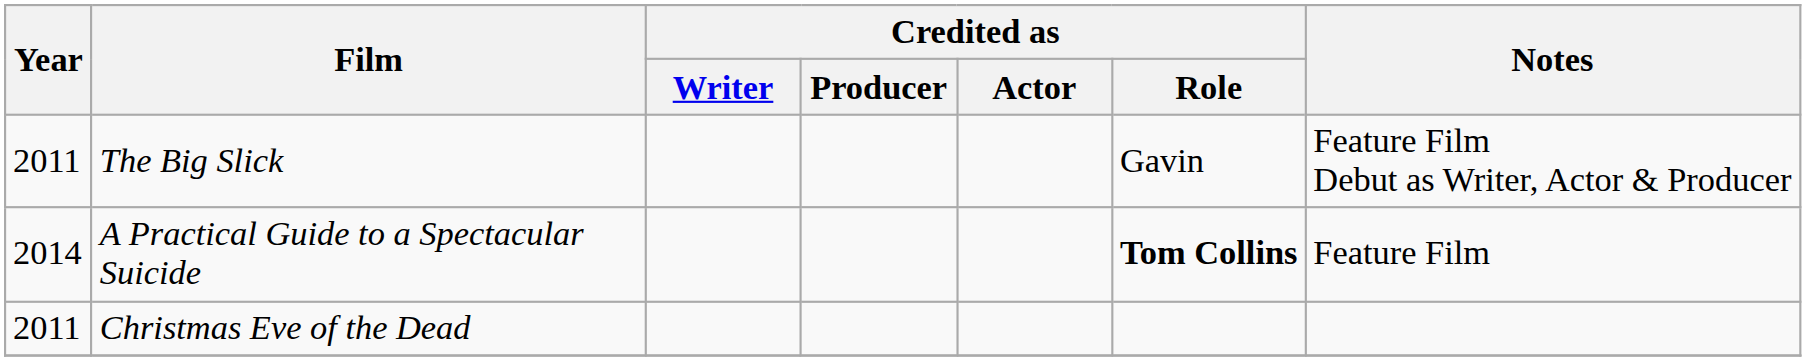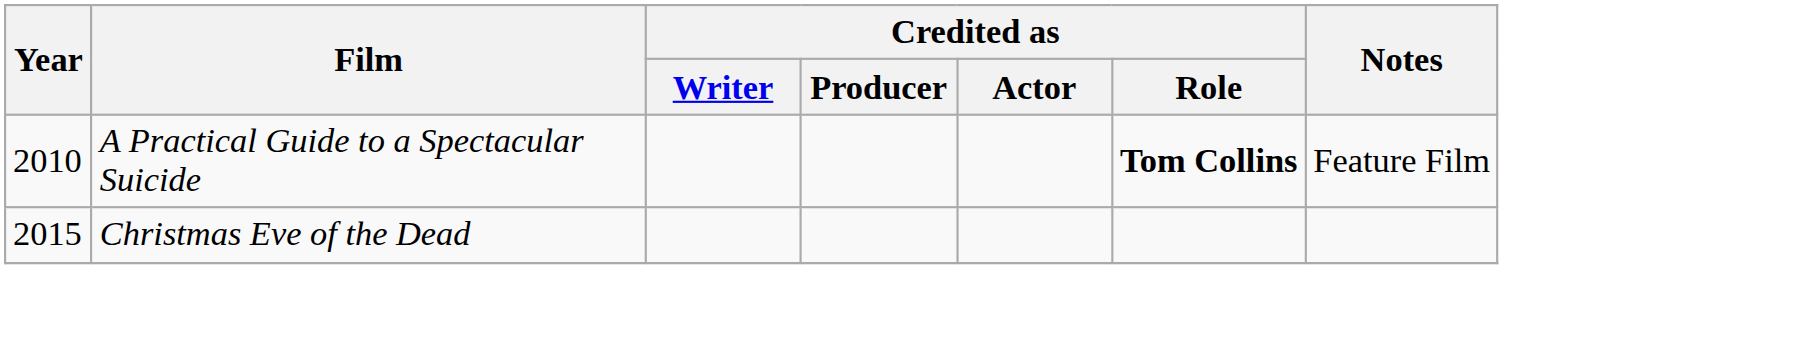- row: (192, 160)
(47, 253) 2014 -> (47, 160) 2010
(47, 327) 2011 -> (47, 234) 2015
